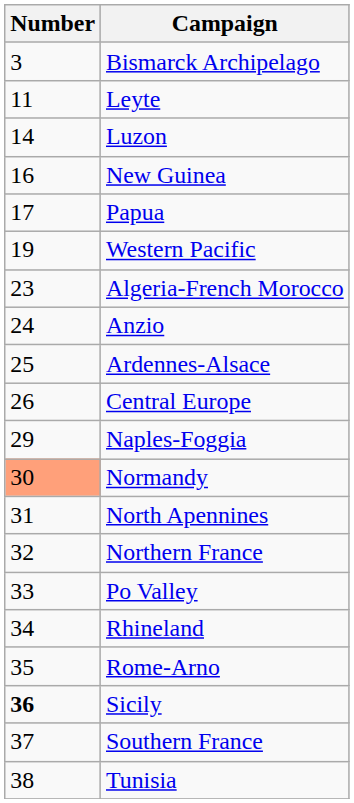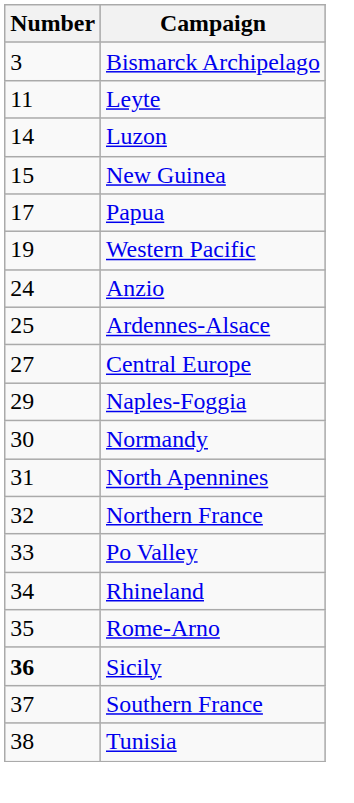(22, 174) 16 -> (22, 174) 15
- row: (225, 288)
(22, 401) 26 -> (22, 363) 27
(22, 477) lightsalmon background -> (22, 439) no background
